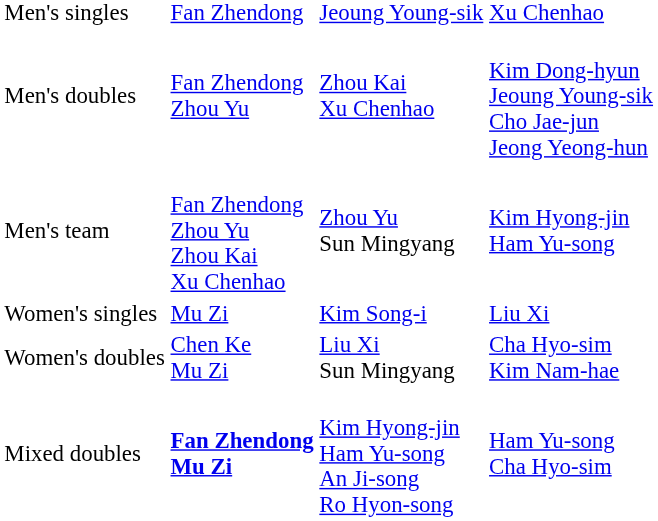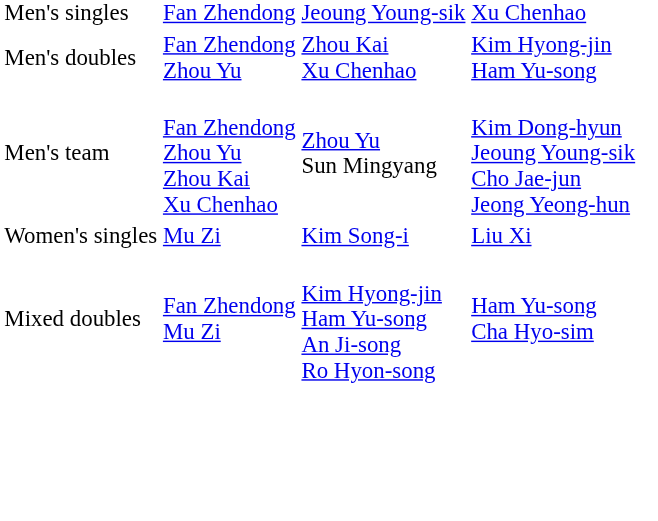(571, 108) Kim Dong-hyun Jeoung Young-sik Cho Jae-jun Jeong Yeong-hun -> (541, 57) Kim Hyong-jin Ham Yu-song
(559, 230) Kim Hyong-jin Ham Yu-song -> (553, 165) Kim Dong-hyun Jeoung Young-sik Cho Jae-jun Jeong Yeong-hun
- row: (85, 357)
(242, 453) bold -> (229, 318) normal
